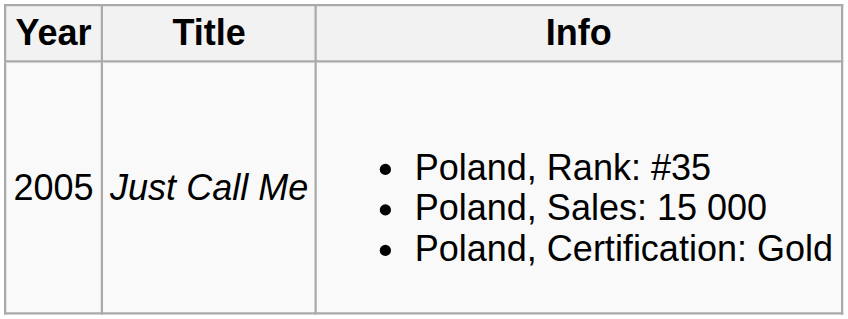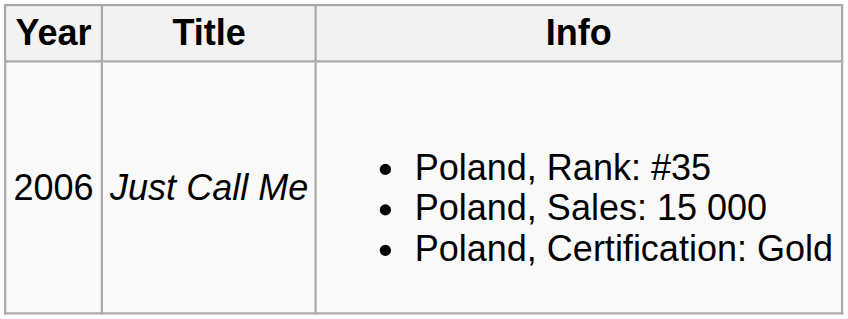(53, 186) 2005 -> (53, 186) 2006
